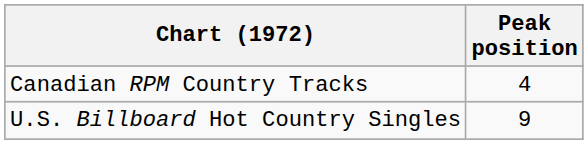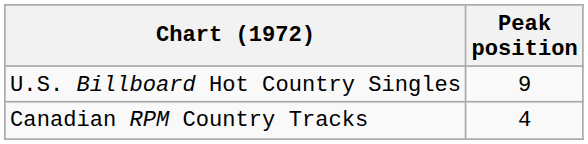rows swapped: (236, 120) <-> (189, 84)
